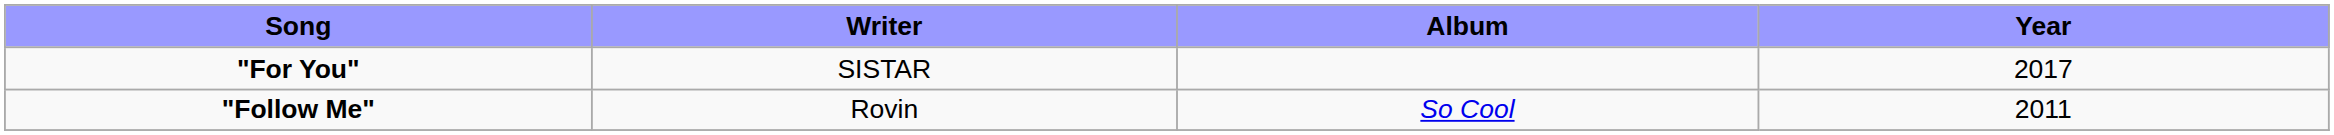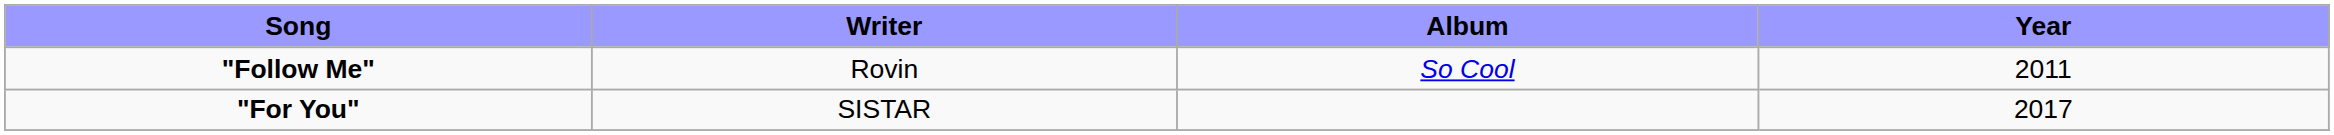rows swapped: (298, 110) <-> (298, 68)
